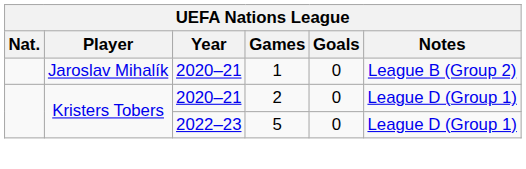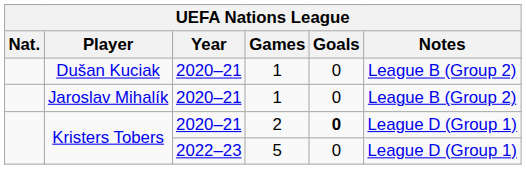+ row: (108, 71)
(336, 97) normal -> (336, 124) bold
